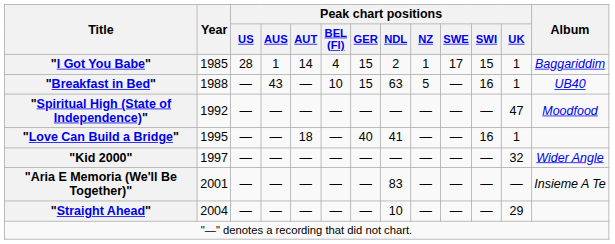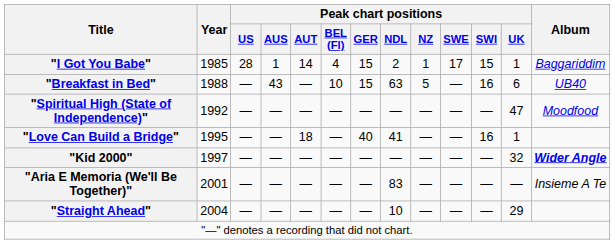(516, 84) 1 -> (516, 84) 6
(570, 157) normal -> (570, 157) bold
